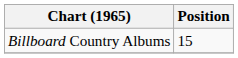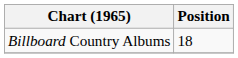(185, 40) 15 -> (185, 40) 18
